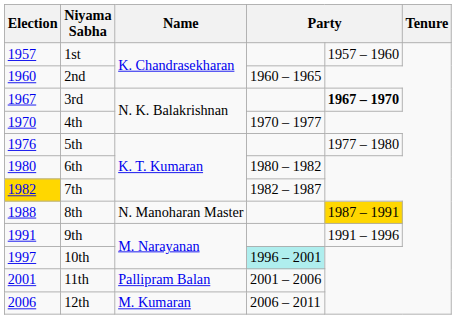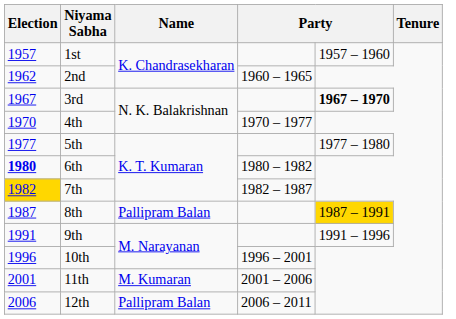(22, 76) 1960 -> (22, 76) 1962
(22, 144) 1976 -> (22, 144) 1977
(22, 167) normal -> (22, 167) bold
(22, 212) 1988 -> (22, 212) 1987
(181, 212) N. Manoharan Master -> (164, 212) Pallipram Balan
(22, 257) 1997 -> (22, 257) 1996
(286, 257) paleturquoise background -> (277, 257) no background
(164, 280) Pallipram Balan -> (155, 280) M. Kumaran
(155, 302) M. Kumaran -> (164, 302) Pallipram Balan
